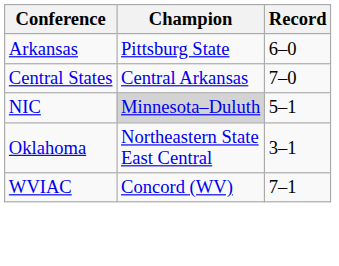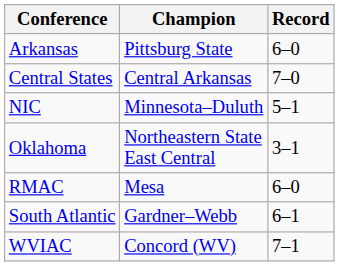(191, 107) lightgrey background -> (194, 107) no background
+ row: (36, 187)
+ row: (62, 216)
